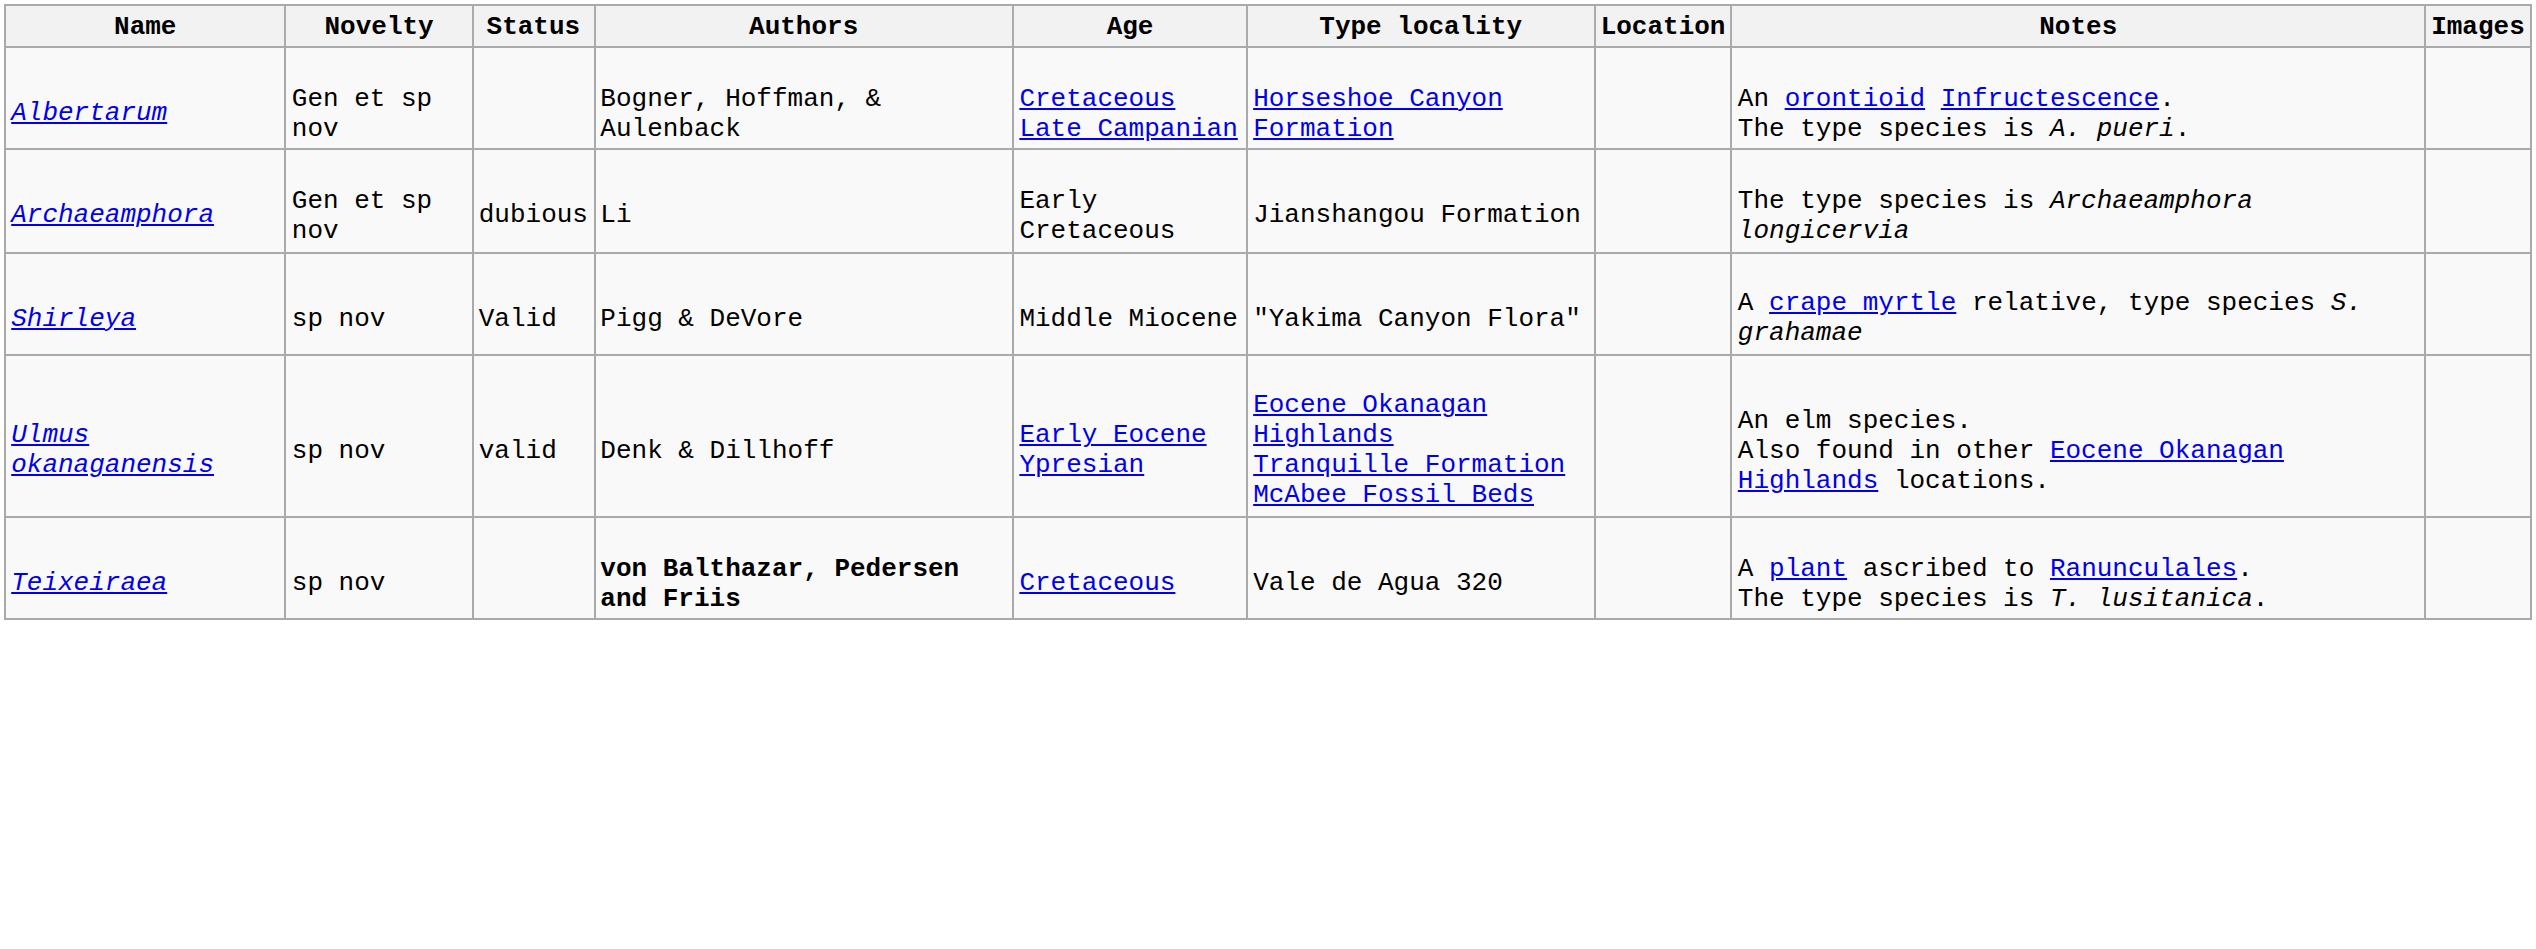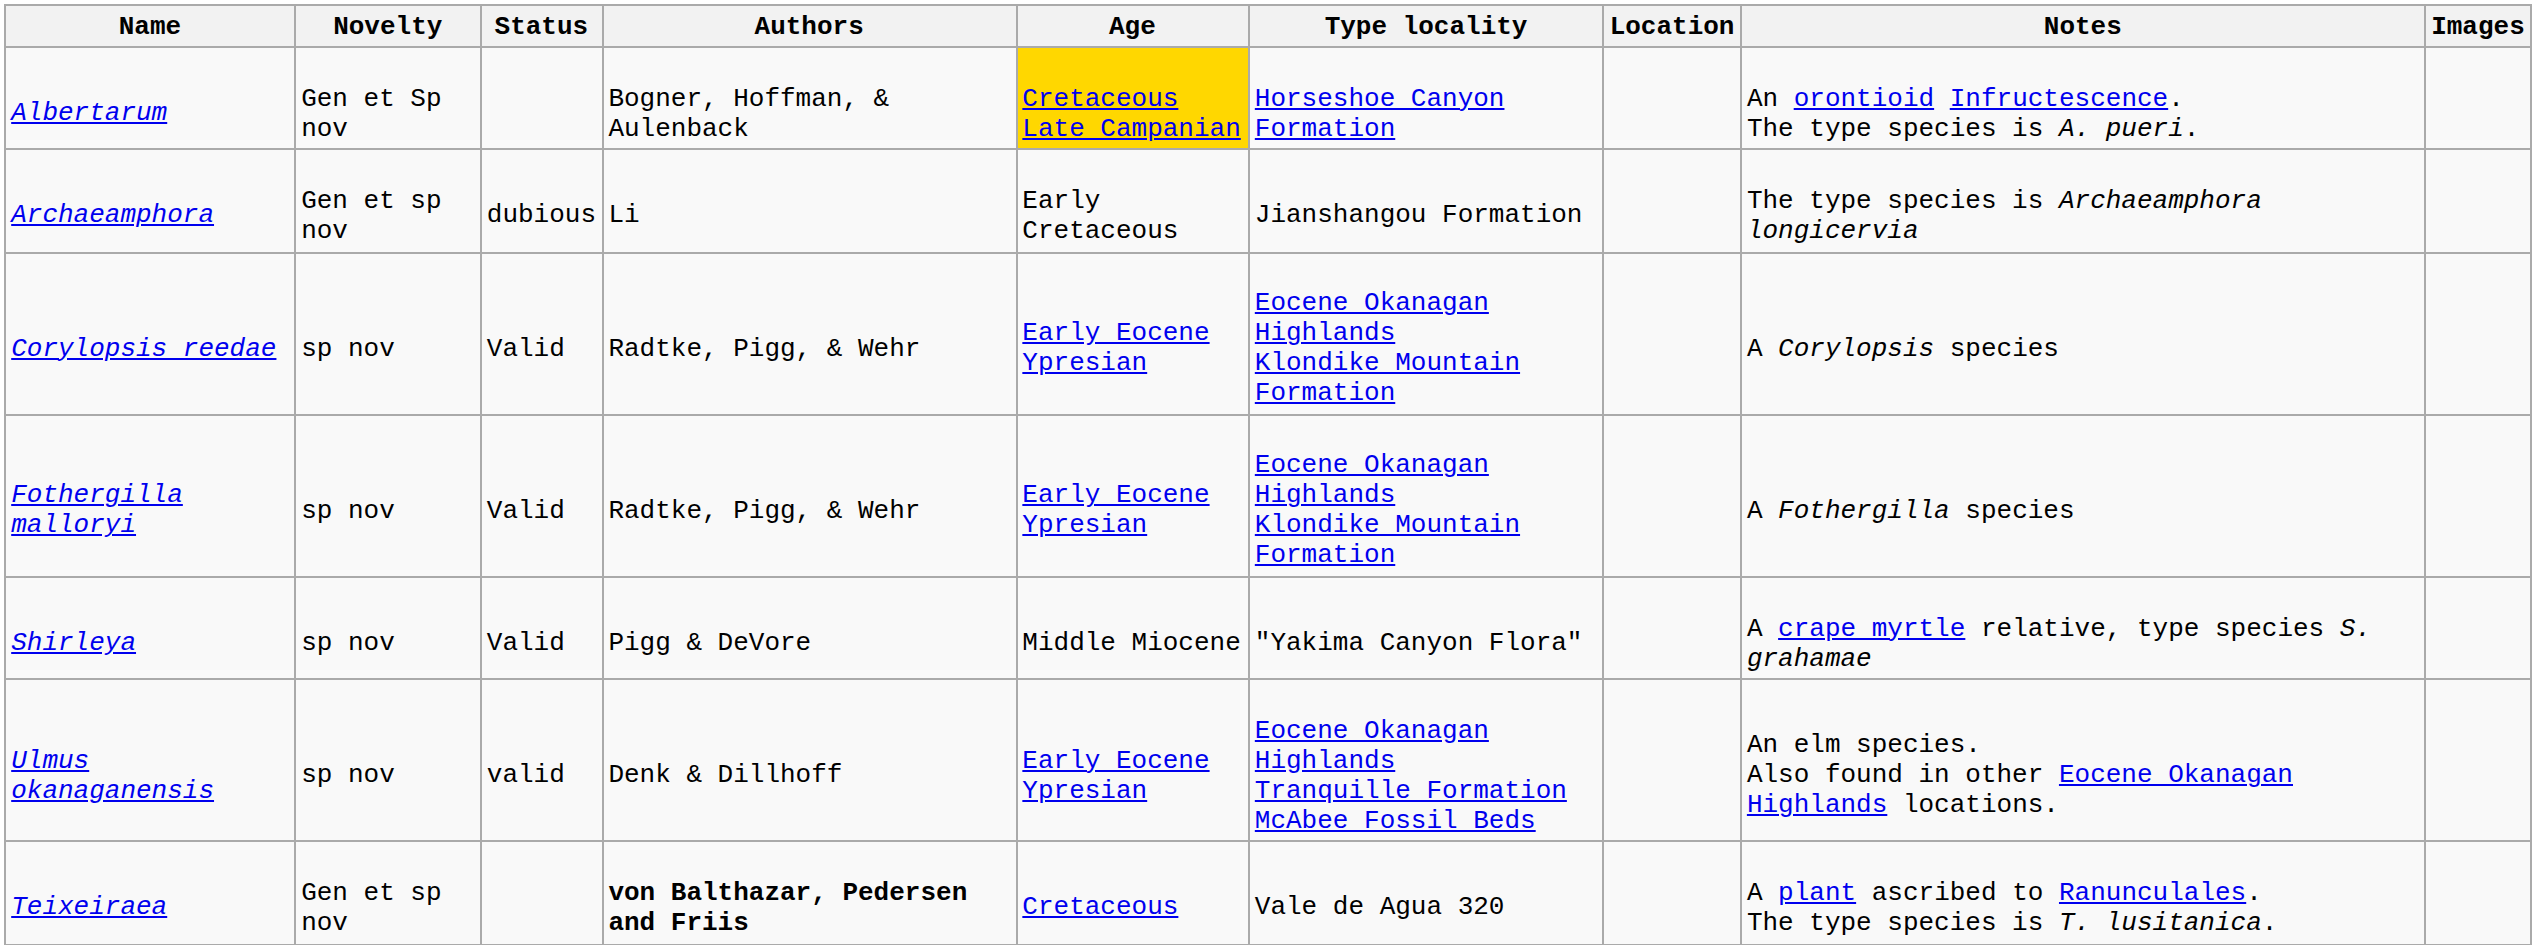(362, 114) Gen et sp nov -> (371, 114) Gen et Sp nov
(1129, 114) no background -> (1132, 114) gold background
+ row: (144, 348)
+ row: (97, 511)
(339, 583) sp nov -> (371, 908) Gen et sp nov
